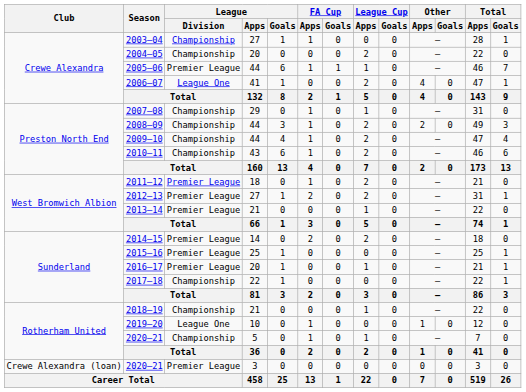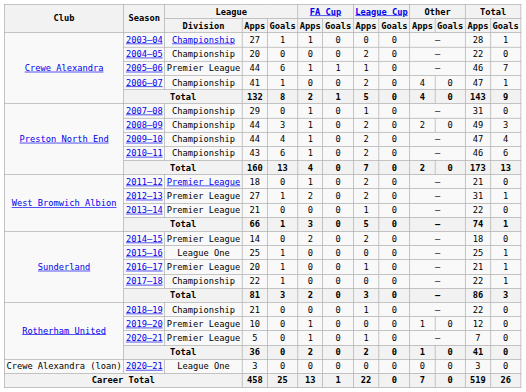(203, 82) League One -> (203, 82) Championship
(203, 253) Premier League -> (203, 253) League One
(203, 324) League One -> (203, 324) Premier League
(203, 338) Championship -> (203, 338) Premier League
(203, 366) Premier League -> (203, 366) League One
